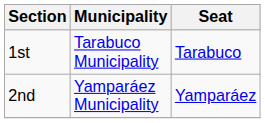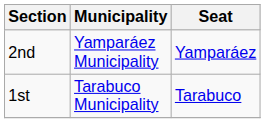rows swapped: (19, 52) <-> (22, 95)
